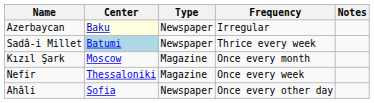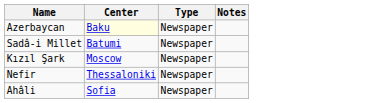- column: (275, 12)
(104, 44) lightblue background -> (104, 44) no background
(184, 59) Magazine -> (187, 59) Newspaper
(184, 75) Magazine -> (187, 75) Newspaper
